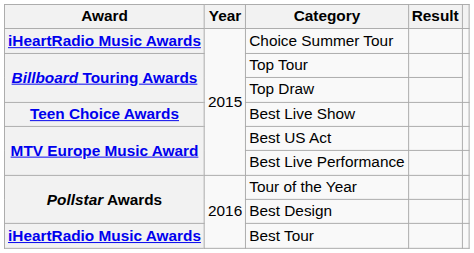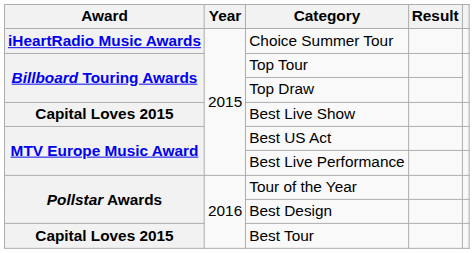(104, 114) Teen Choice Awards -> (104, 114) Capital Loves 2015
(104, 235) iHeartRadio Music Awards -> (104, 235) Capital Loves 2015
